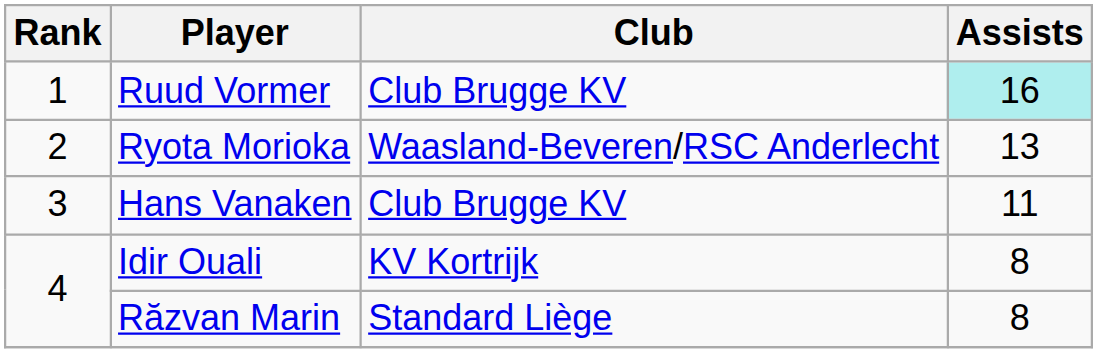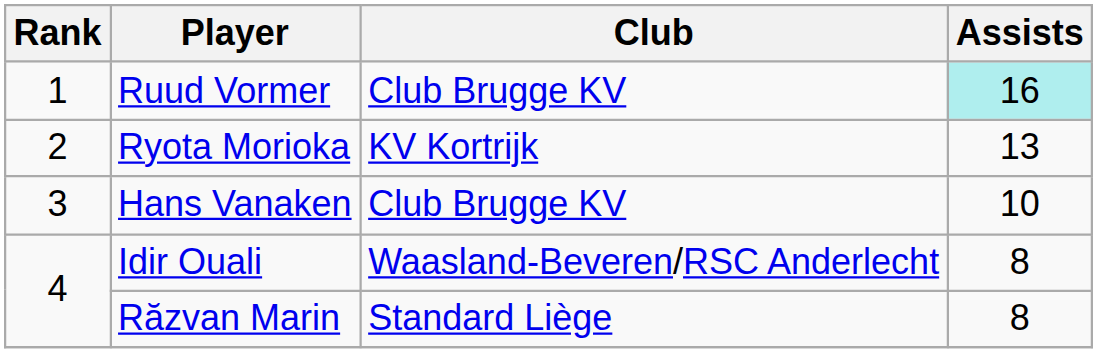(654, 147) Waasland-Beveren/RSC Anderlecht -> (453, 147) KV Kortrijk
(1020, 204) 11 -> (1020, 204) 10
(453, 261) KV Kortrijk -> (654, 261) Waasland-Beveren/RSC Anderlecht
